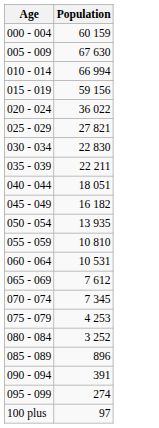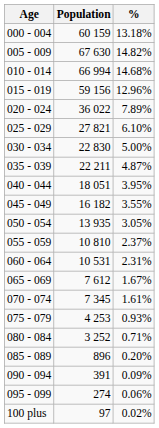+ column: (134, 14)
